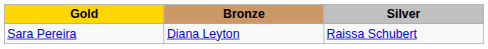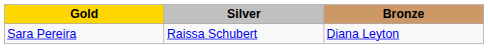columns swapped: (404, 14) <-> (244, 14)
